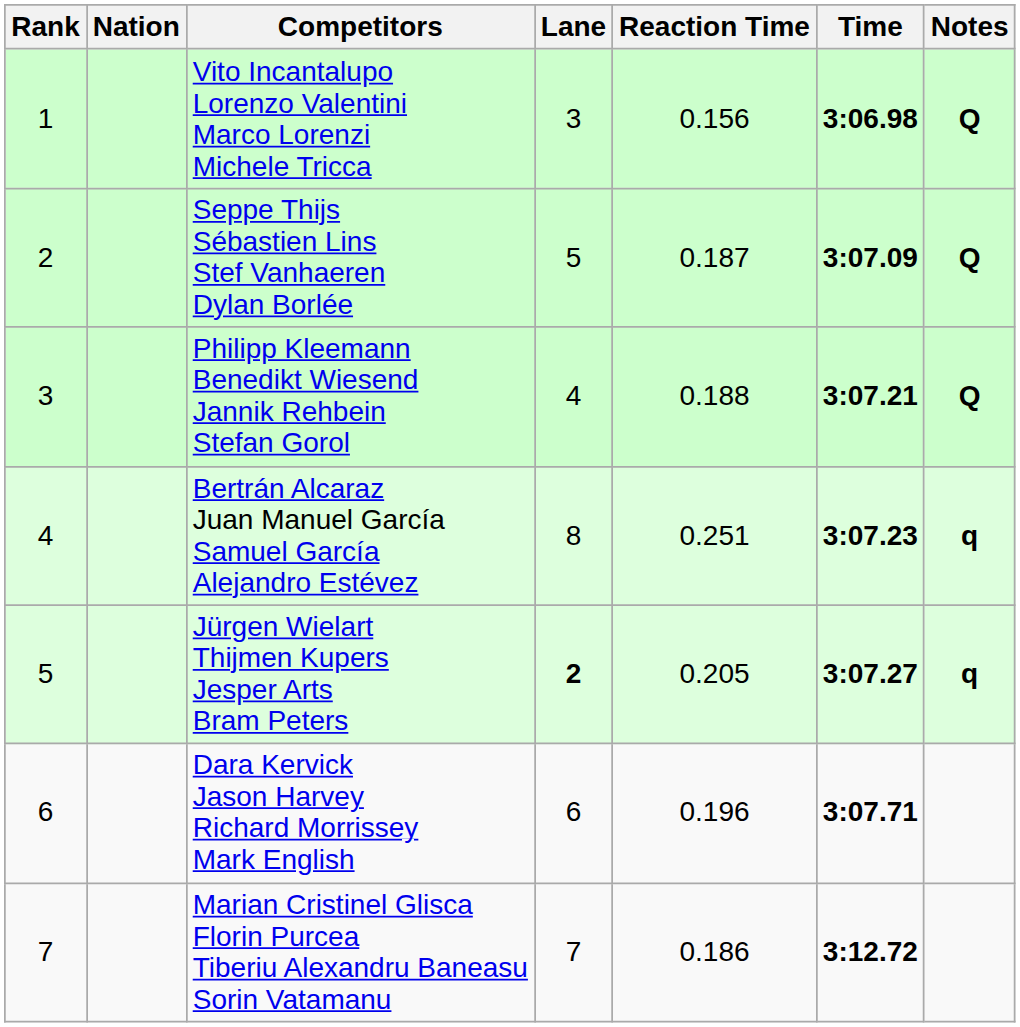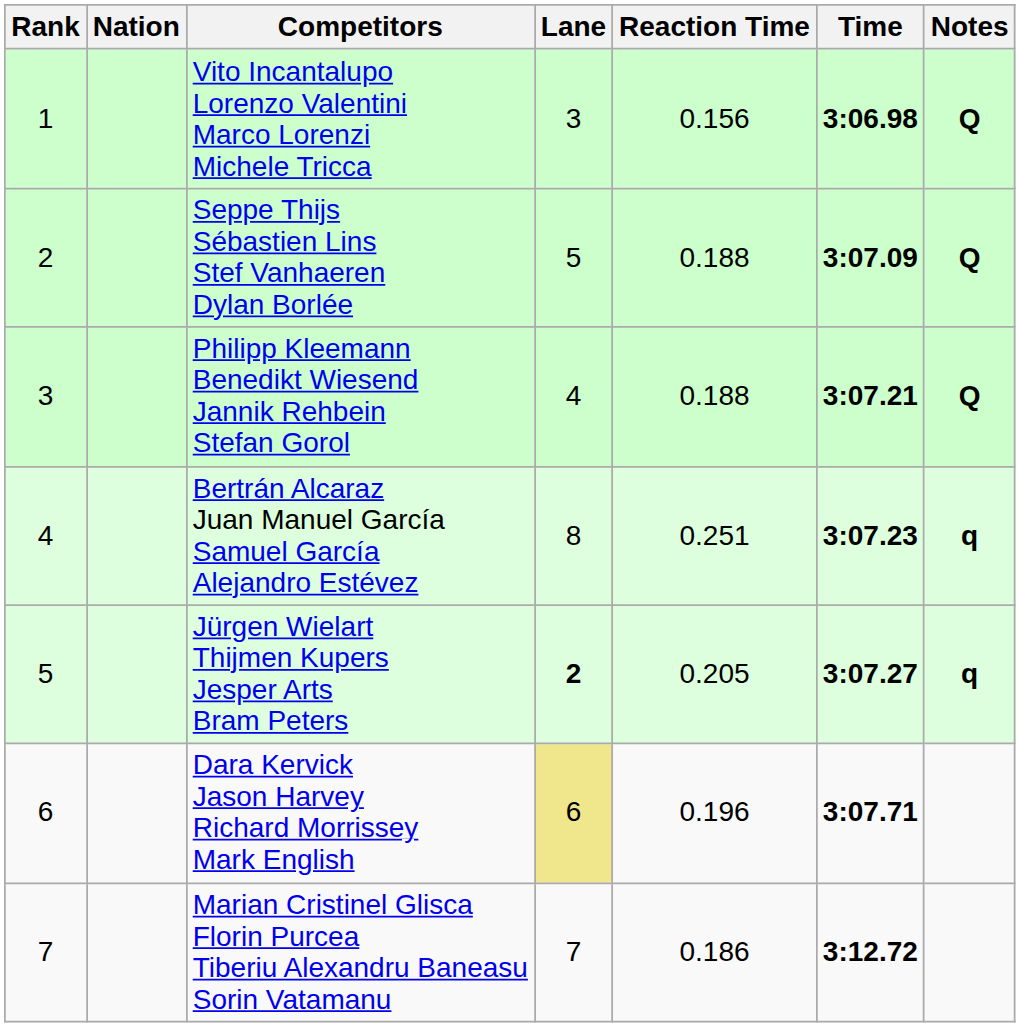(715, 257) 0.187 -> (715, 257) 0.188
(573, 812) no background -> (573, 812) khaki background
